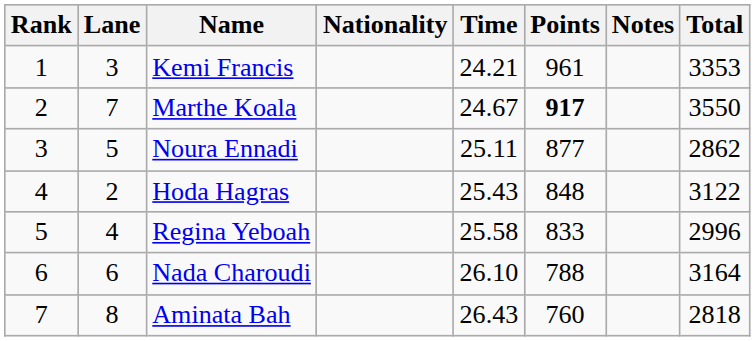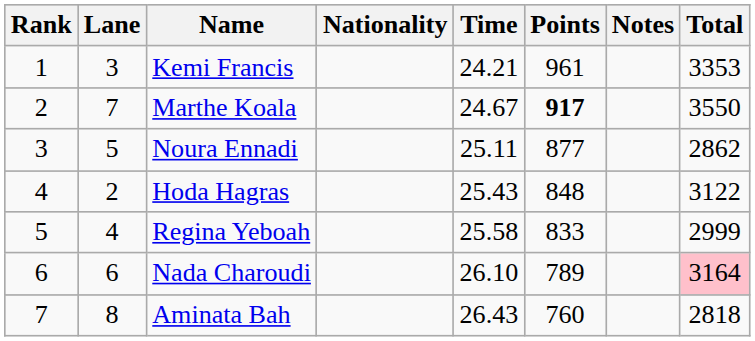(715, 231) 2996 -> (715, 231) 2999
(565, 273) 788 -> (565, 273) 789
(715, 273) no background -> (715, 273) pink background
